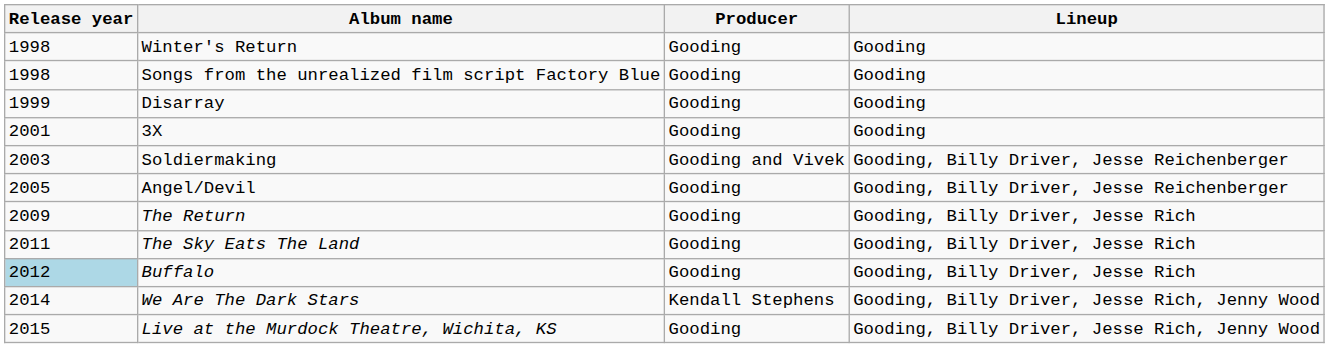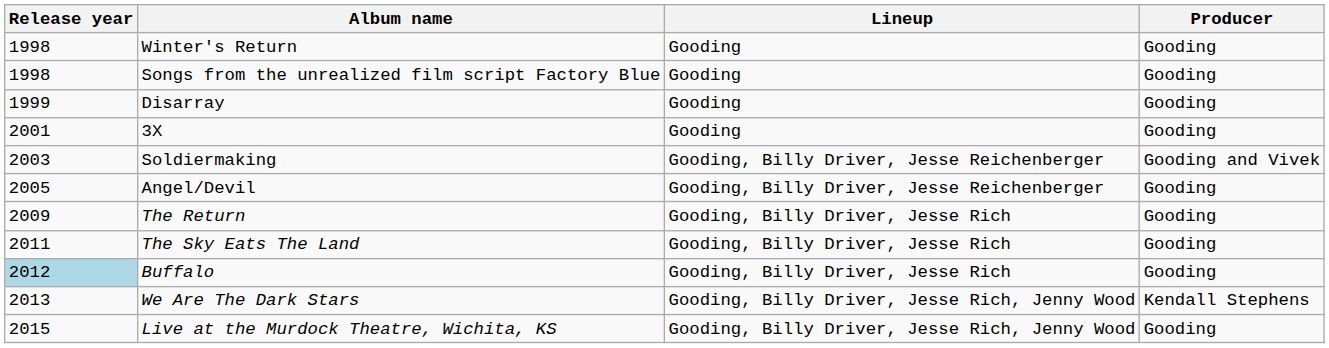columns swapped: (757, 19) <-> (1087, 19)
(30, 301) 2014 -> (30, 301) 2013
